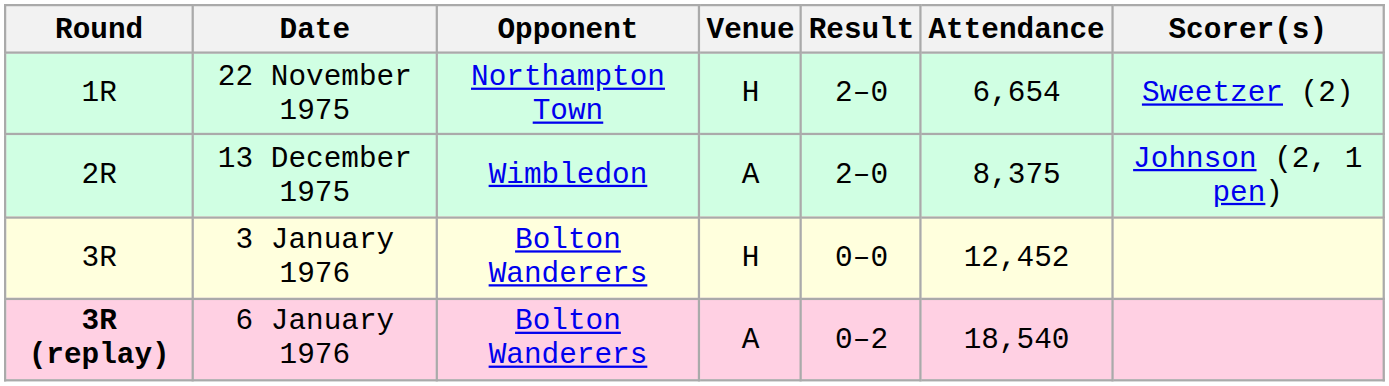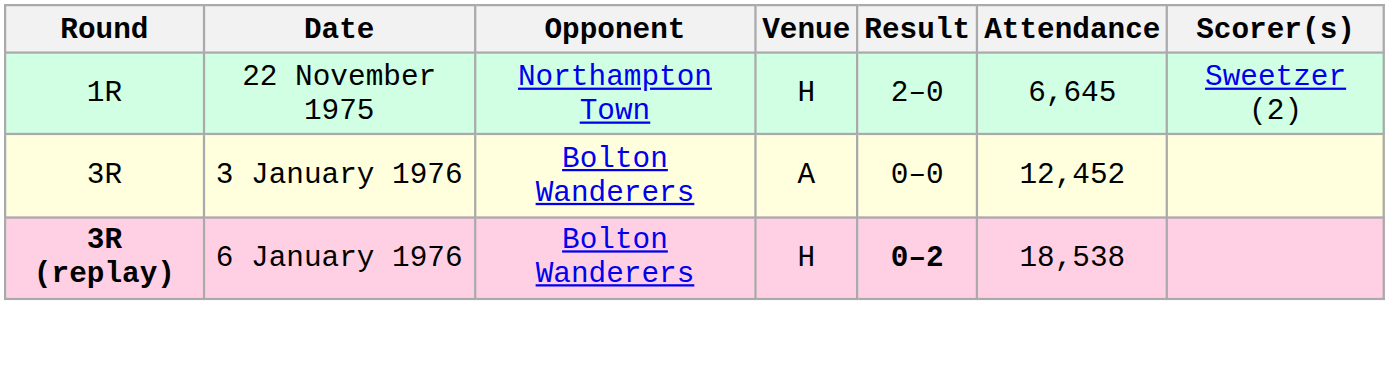(1017, 94) 6,654 -> (1072, 94) 6,645
- row: (315, 176)
(751, 257) H -> (806, 176) A
(751, 339) A -> (806, 257) H
(862, 339) normal -> (917, 257) bold
(1017, 339) 18,540 -> (1072, 257) 18,538
